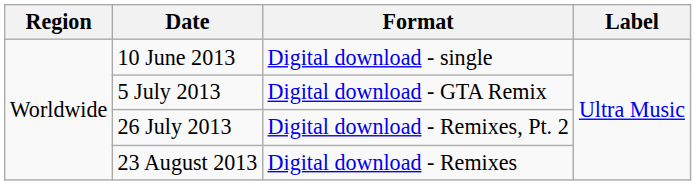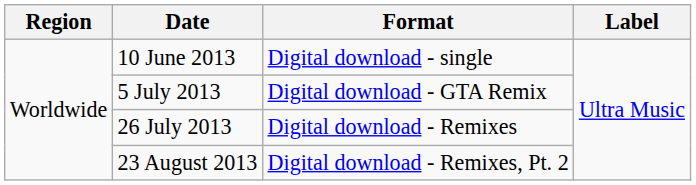(418, 127) Digital download - Remixes, Pt. 2 -> (392, 127) Digital download - Remixes
(392, 162) Digital download - Remixes -> (418, 162) Digital download - Remixes, Pt. 2
